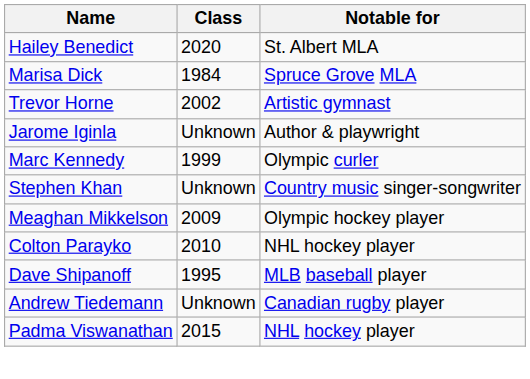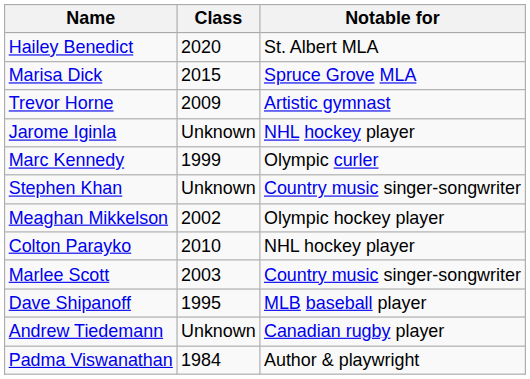(201, 75) 1984 -> (201, 75) 2015
(201, 103) 2002 -> (201, 103) 2009
(342, 132) Author & playwright -> (339, 132) NHL hockey player
(201, 217) 2009 -> (201, 217) 2002
+ row: (59, 274)
(201, 331) 2015 -> (201, 359) 1984
(339, 331) NHL hockey player -> (342, 359) Author & playwright
